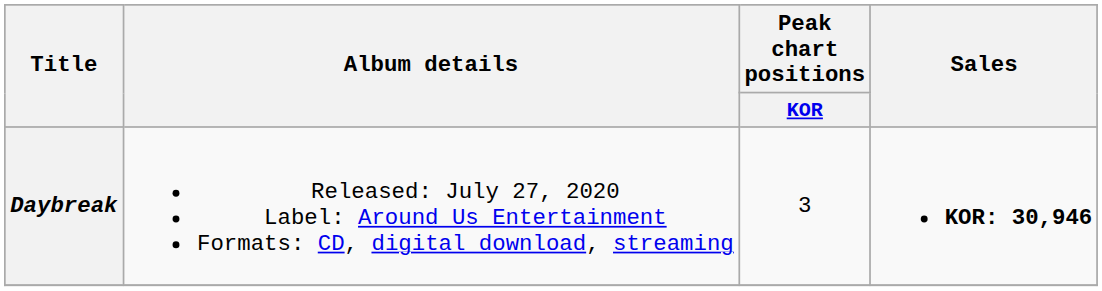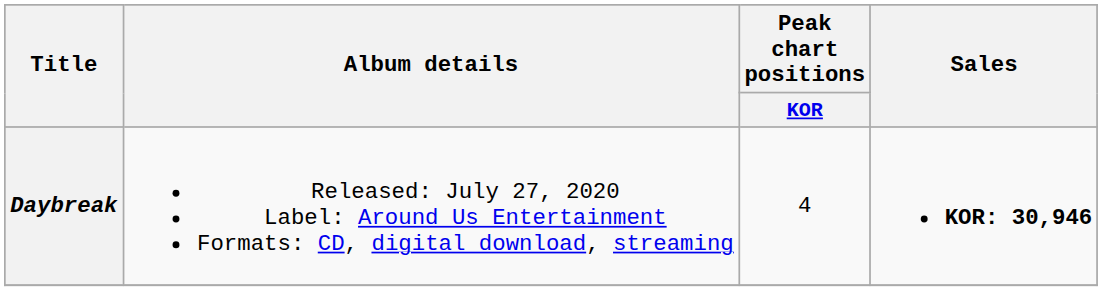(805, 206) 3 -> (805, 206) 4
